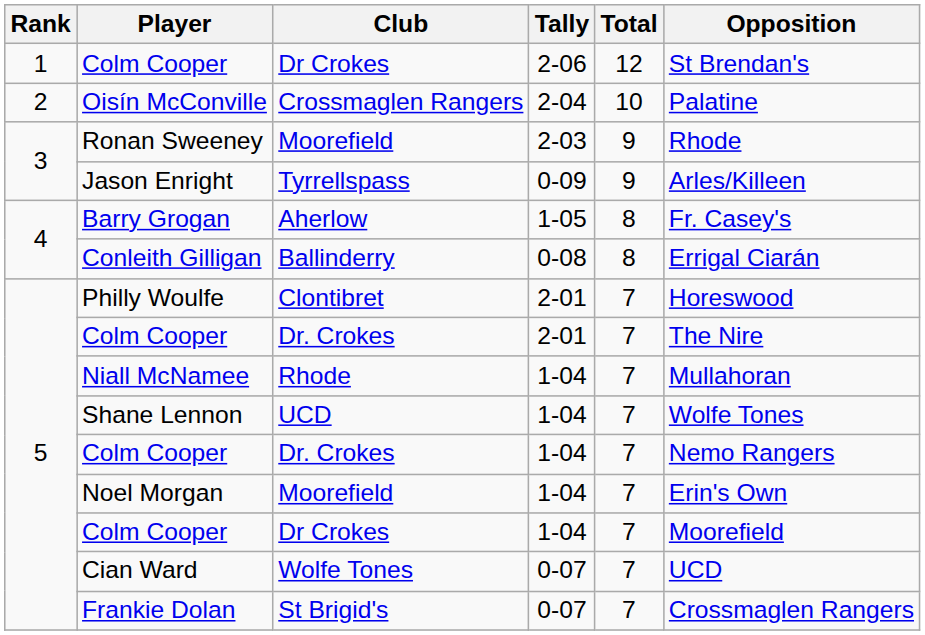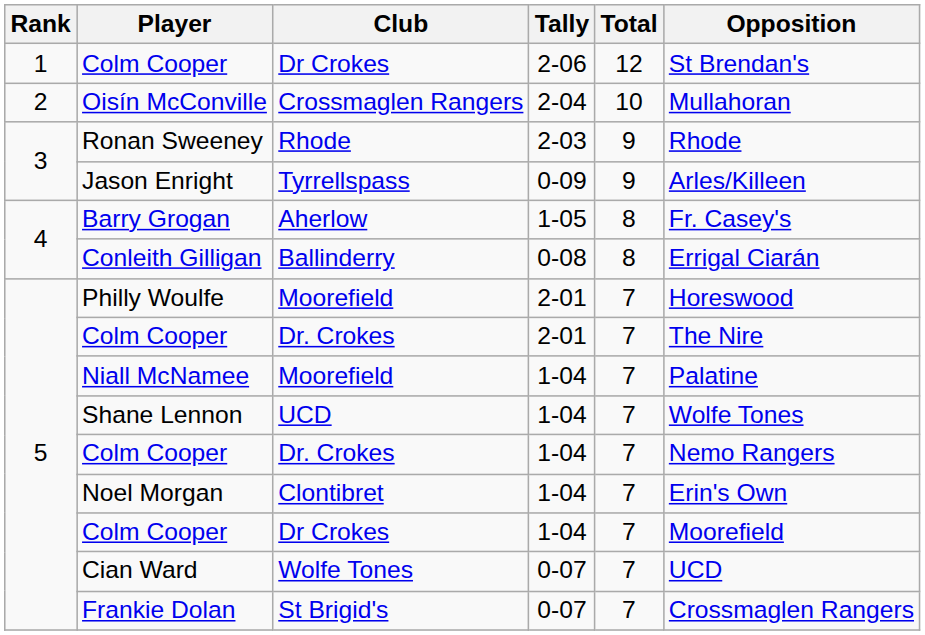(713, 102) Palatine -> (730, 102) Mullahoran
(336, 141) Moorefield -> (315, 141) Rhode
(331, 297) Clontibret -> (336, 297) Moorefield
(315, 375) Rhode -> (336, 375) Moorefield
(730, 375) Mullahoran -> (713, 375) Palatine
(336, 492) Moorefield -> (331, 492) Clontibret
